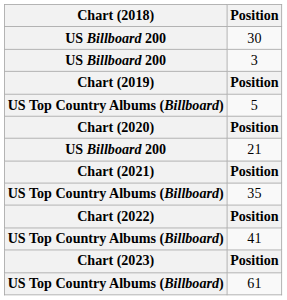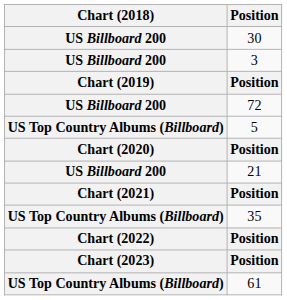+ row: (254, 104)
- row: (254, 238)
